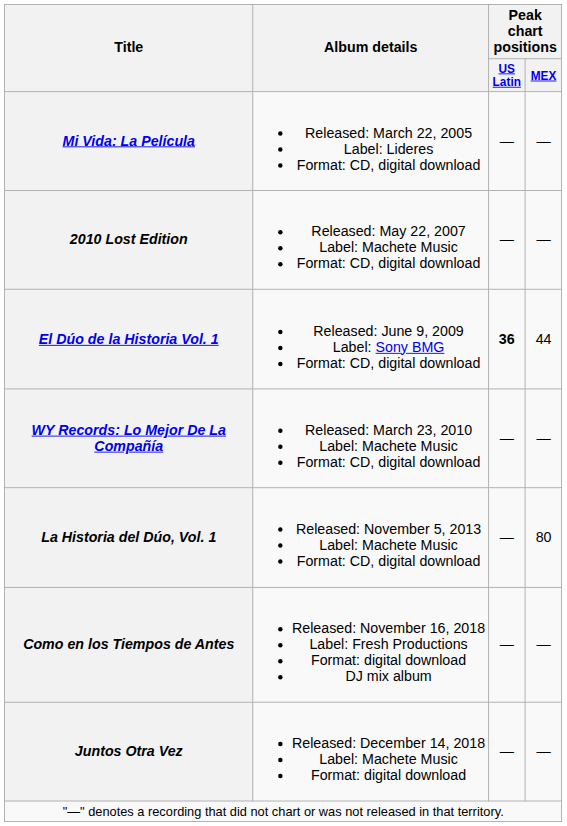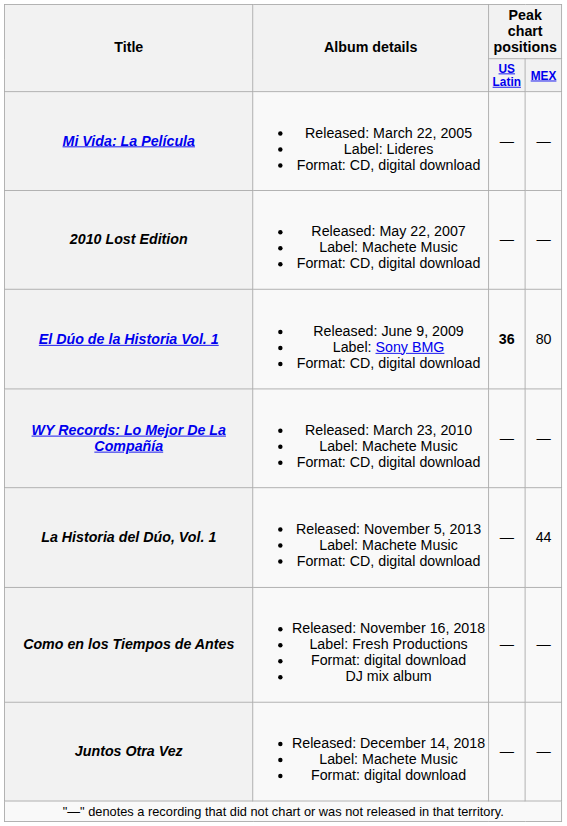(544, 339) 44 -> (544, 339) 80
(544, 537) 80 -> (544, 537) 44
